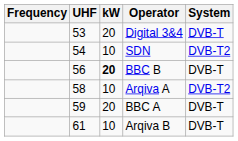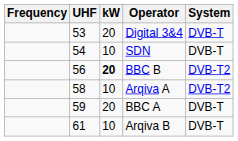(209, 51) DVB-T2 -> (206, 51) DVB-T
(206, 70) DVB-T -> (209, 70) DVB-T2
